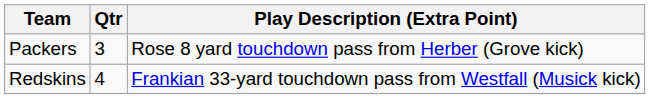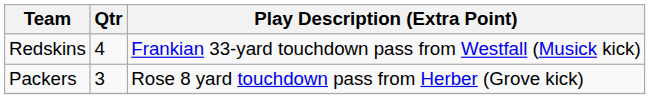rows swapped: (43, 49) <-> (47, 78)
